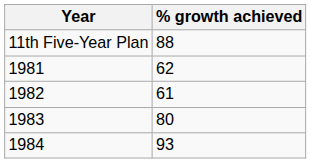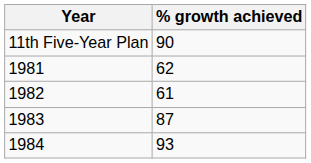(165, 42) 88 -> (165, 42) 90
(165, 119) 80 -> (165, 119) 87
